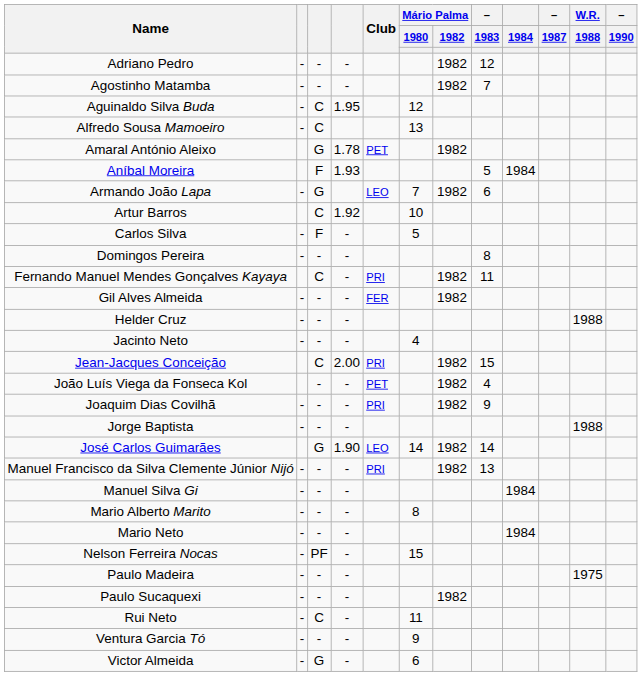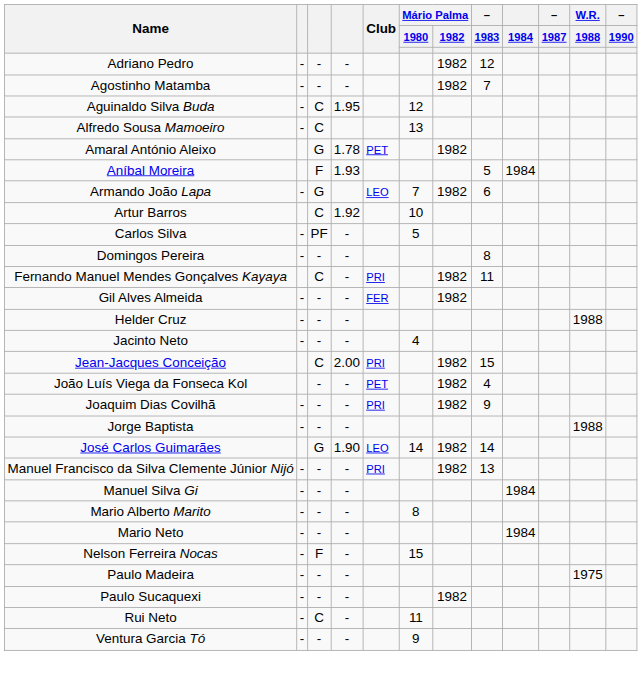(319, 234) F -> (319, 234) PF
(319, 554) PF -> (319, 554) F
- row: (151, 660)
